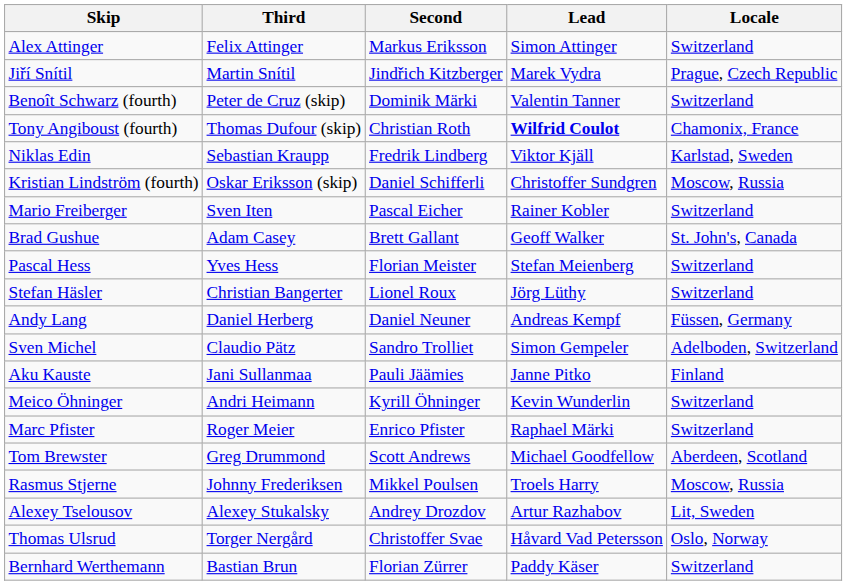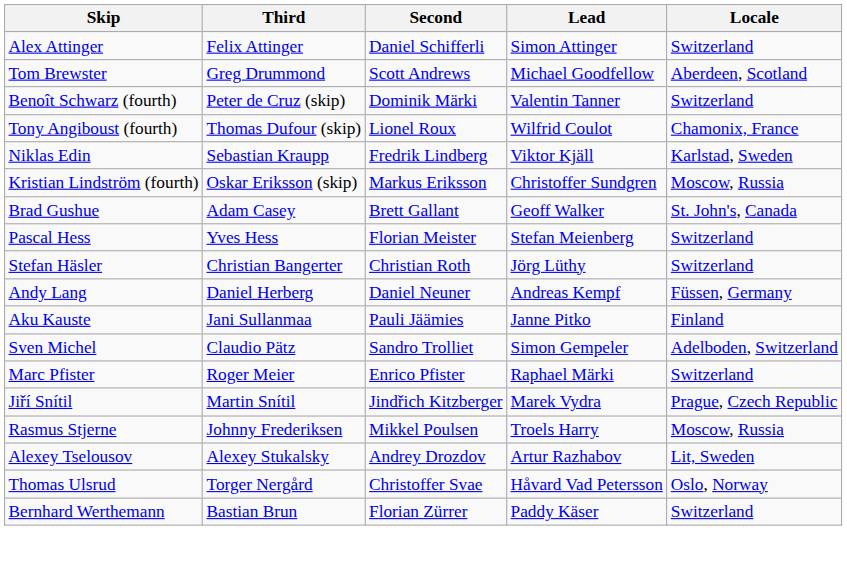(428, 45) Markus Eriksson -> (427, 45) Daniel Schifferli
rows swapped: (58, 456) <-> (40, 73)
(420, 127) Christian Roth -> (412, 127) Lionel Roux
(565, 127) bold -> (561, 127) normal
(427, 182) Daniel Schifferli -> (428, 182) Markus Eriksson
- row: (68, 210)
(412, 292) Lionel Roux -> (420, 264) Christian Roth
rows swapped: (50, 374) <-> (52, 347)
- row: (65, 401)
